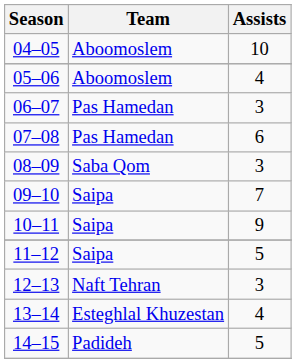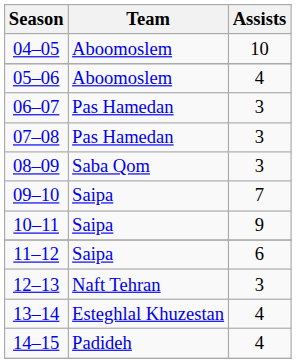(259, 136) 6 -> (259, 136) 3
(259, 254) 5 -> (259, 254) 6
(259, 343) 5 -> (259, 343) 4
